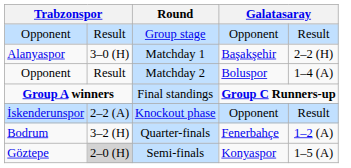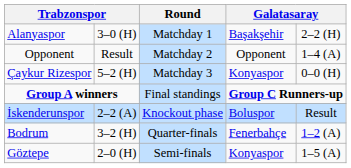- row: (175, 34)
(244, 73) Boluspor -> (261, 53) Opponent
+ row: (183, 73)
(254, 113) Opponent -> (252, 113) Boluspor
(110, 152) lightgrey background -> (117, 152) no background
